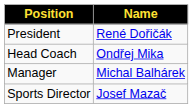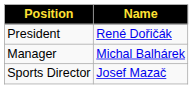- row: (42, 53)
